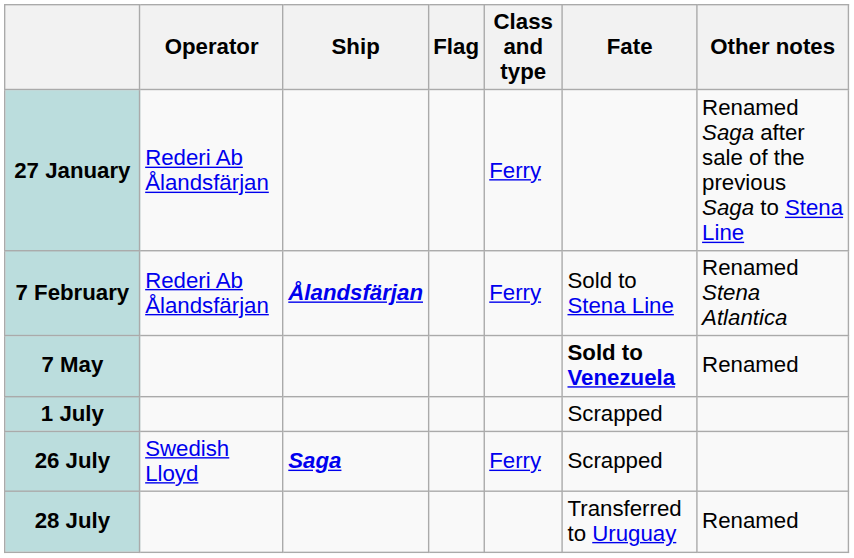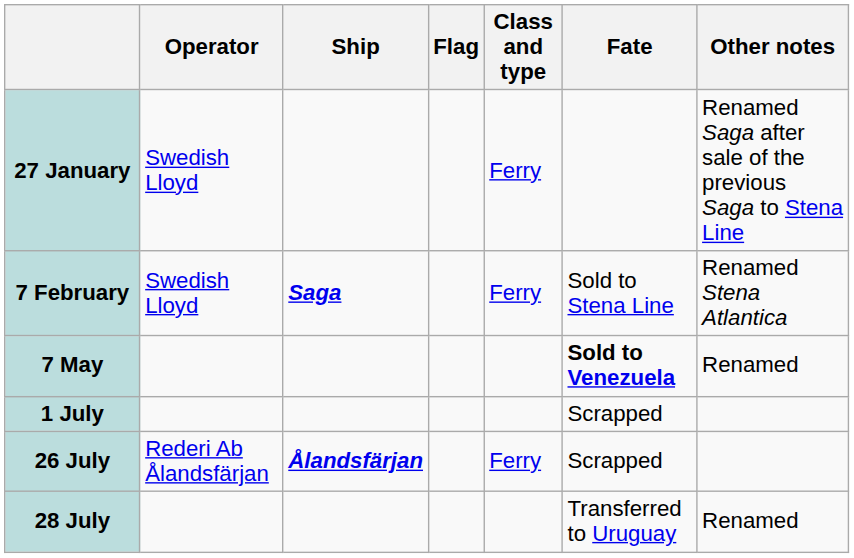(207, 169) Rederi Ab Ålandsfärjan -> (187, 169) Swedish Lloyd
(207, 292) Rederi Ab Ålandsfärjan -> (187, 292) Swedish Lloyd
(356, 292) Ålandsfärjan -> (315, 292) Saga
(187, 461) Swedish Lloyd -> (207, 461) Rederi Ab Ålandsfärjan
(315, 461) Saga -> (356, 461) Ålandsfärjan
